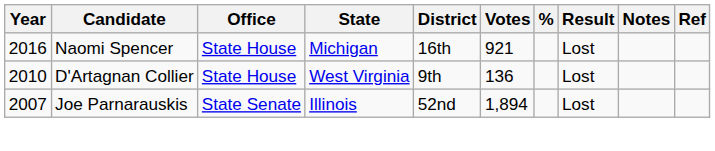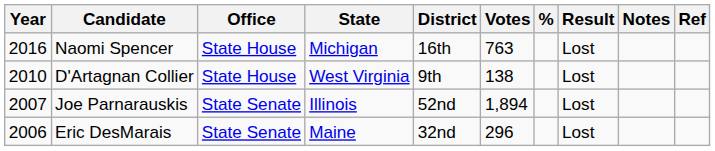(499, 47) 921 -> (499, 47) 763
(499, 75) 136 -> (499, 75) 138
+ row: (113, 132)
